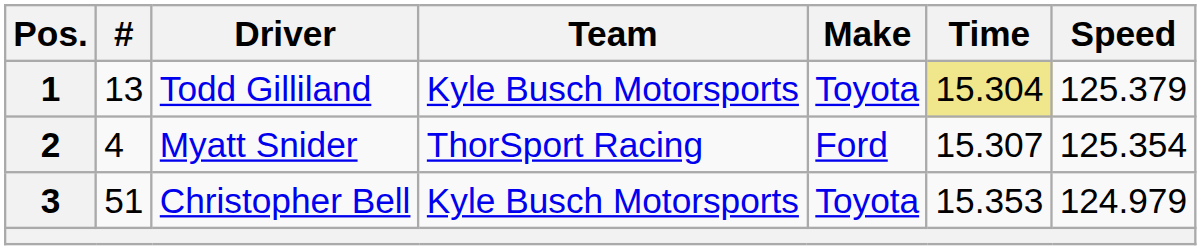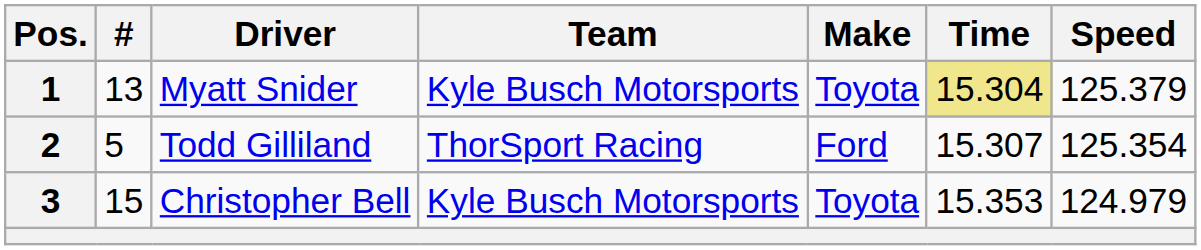(266, 89) Todd Gilliland -> (259, 89) Myatt Snider
(114, 145) 4 -> (114, 145) 5
(259, 145) Myatt Snider -> (266, 145) Todd Gilliland
(124, 201) 51 -> (124, 201) 15
